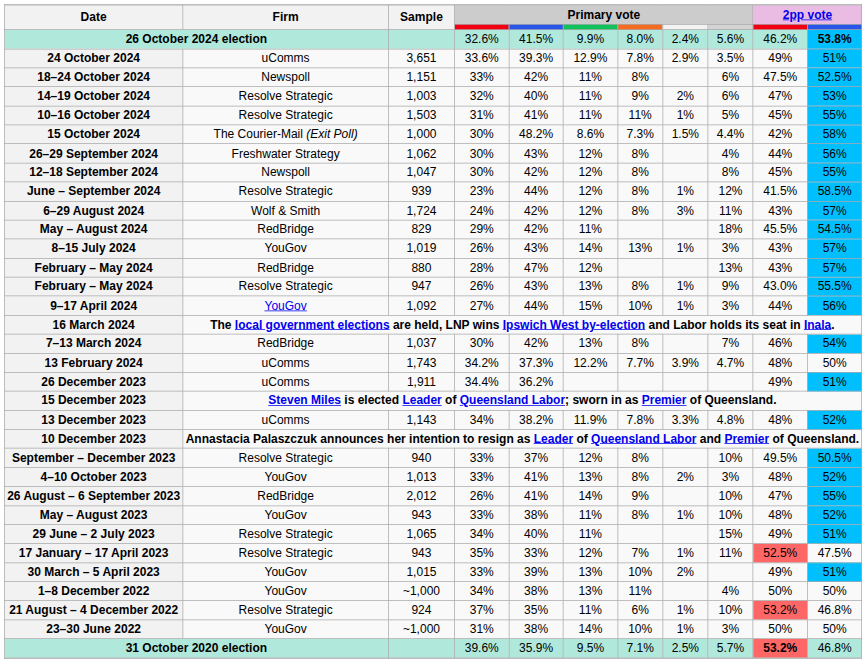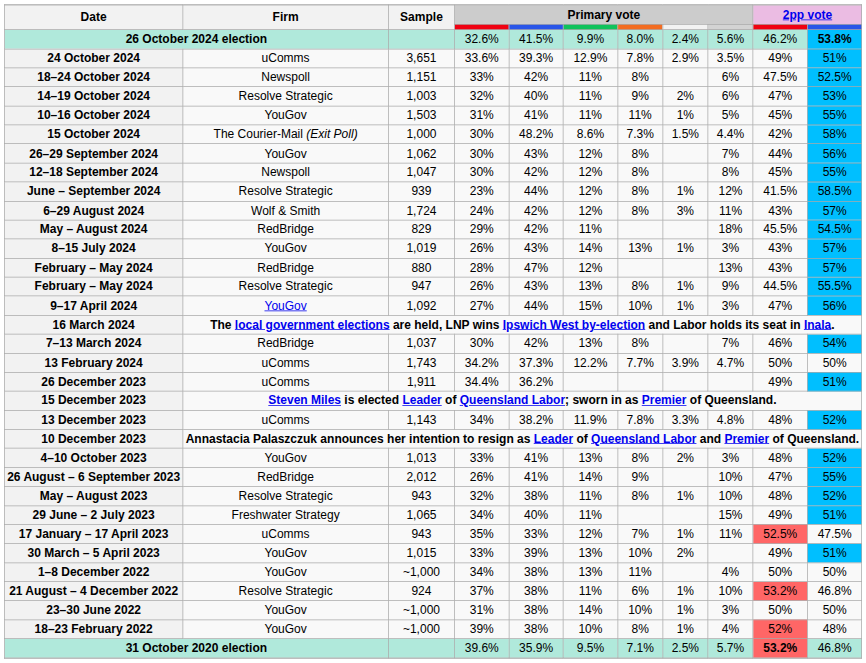(286, 115) Resolve Strategic -> (286, 115) YouGov
(286, 153) Freshwater Strategy -> (286, 153) YouGov
(731, 153) 4% -> (731, 153) 7%
(780, 286) 43.0% -> (780, 286) 44.5%
(780, 305) 44% -> (780, 305) 47%
(780, 362) 48% -> (780, 362) 50%
- row: (94, 458)
(286, 515) YouGov -> (286, 496) Resolve Strategic
(482, 515) 33% -> (482, 496) 32%
(286, 534) Resolve Strategic -> (286, 515) Freshwater Strategy
(286, 553) Resolve Strategic -> (286, 534) uComms
(536, 610) 35% -> (536, 591) 38%
+ row: (94, 629)
